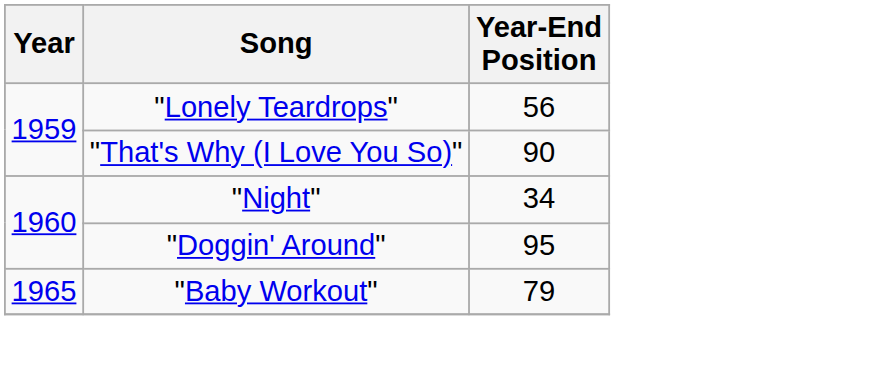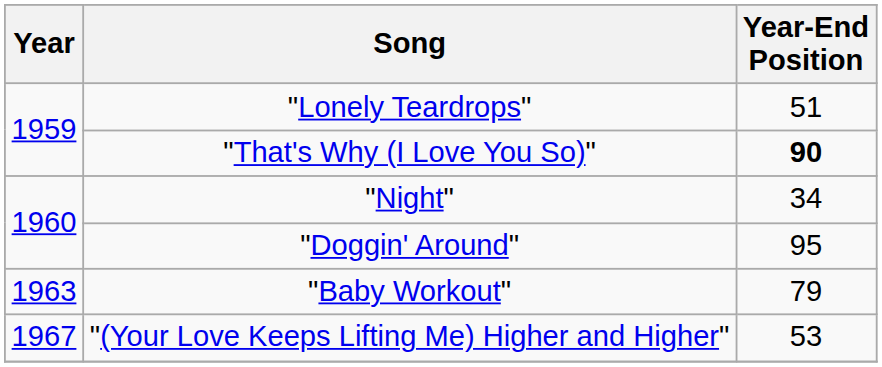(539, 106) 56 -> (806, 106) 51
(539, 152) normal -> (806, 152) bold
(44, 291) 1965 -> (44, 291) 1963
+ row: (410, 337)
